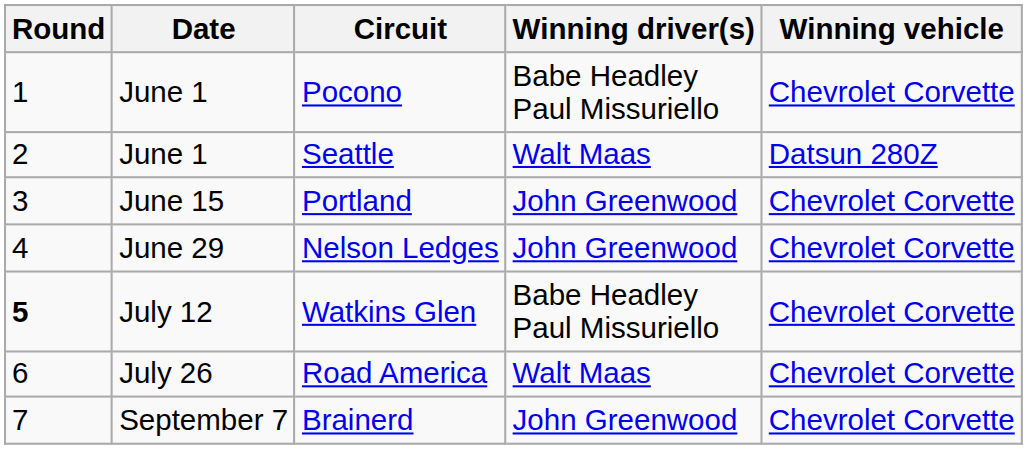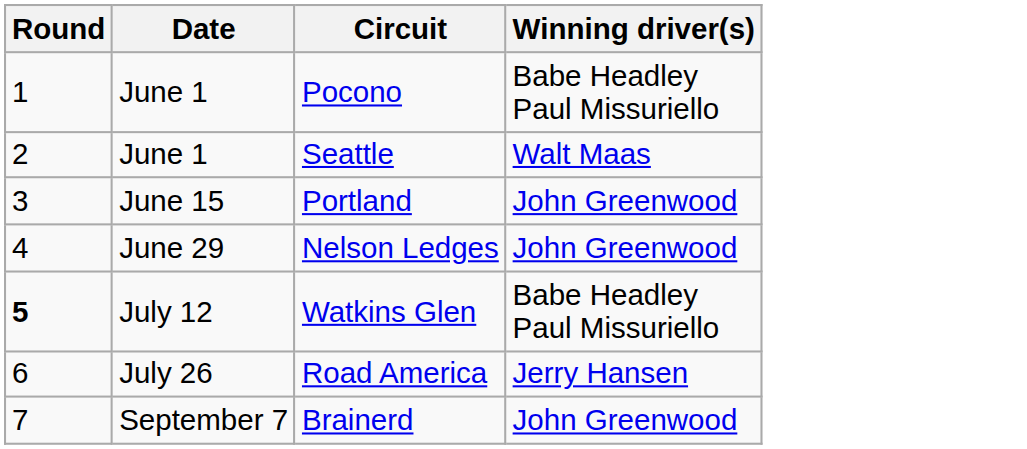- column: (892, 29)
(582, 374) Walt Maas -> (600, 374) Jerry Hansen
